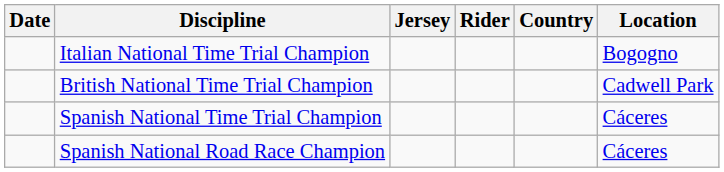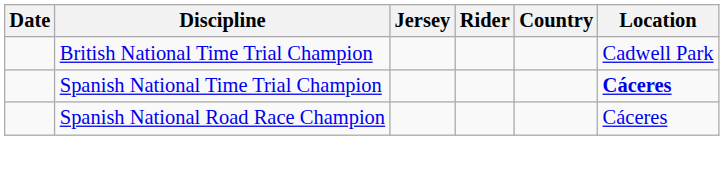- row: (214, 53)
(635, 118) normal -> (637, 85) bold
